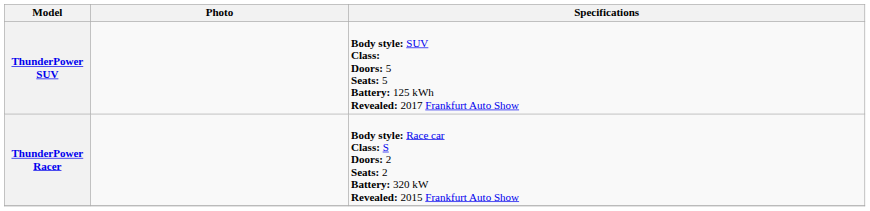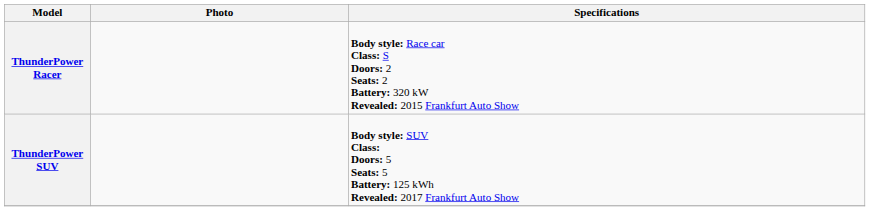rows swapped: (47, 160) <-> (47, 68)
